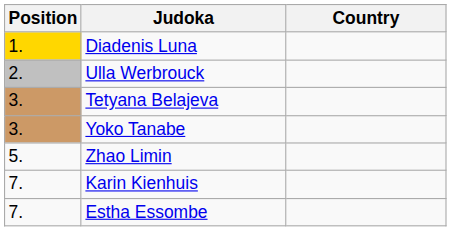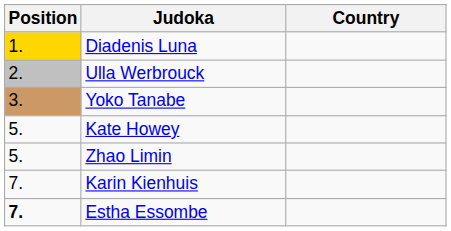- row: (152, 101)
+ row: (132, 128)
(16, 211) normal -> (16, 211) bold
